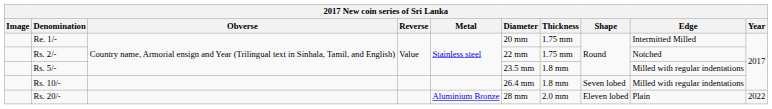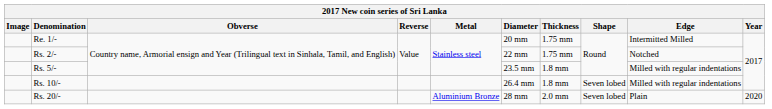(606, 97) Eleven lobed -> (604, 97) Seven lobed
(757, 97) 2022 -> (754, 97) 2020
